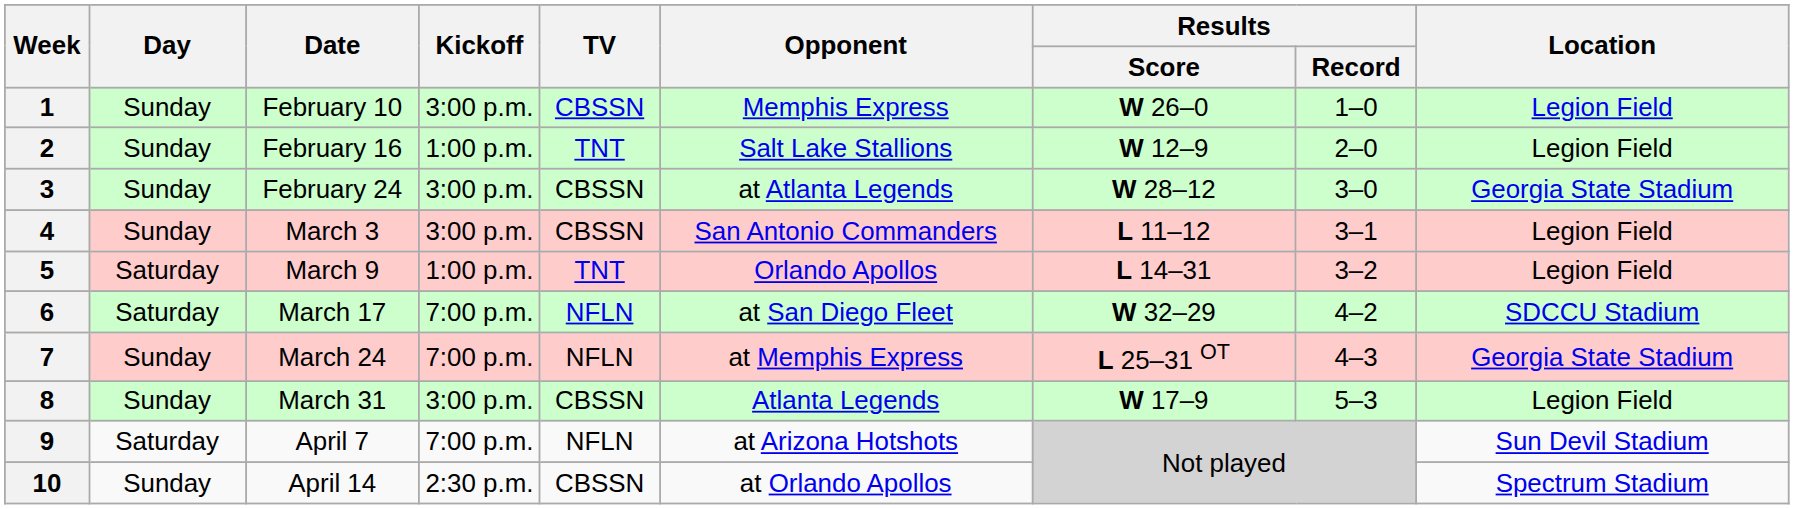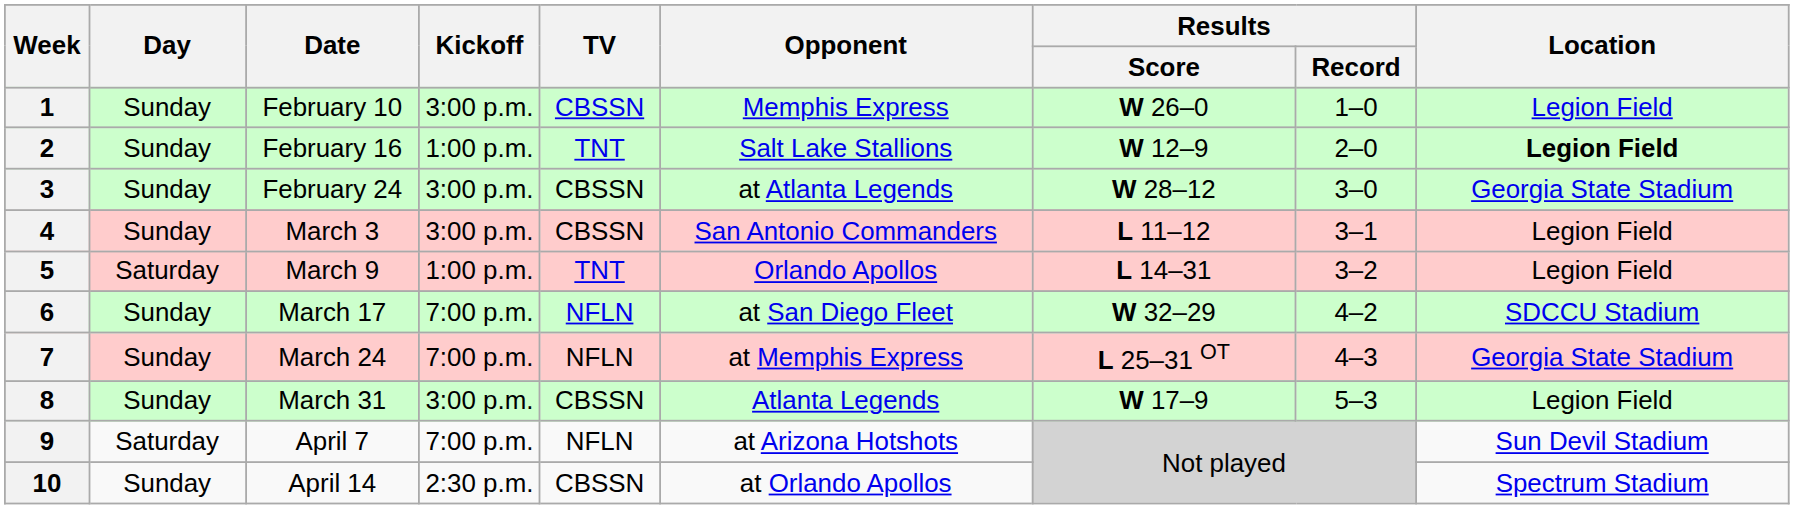(1602, 149) normal -> (1602, 149) bold
(167, 312) Saturday -> (167, 312) Sunday
